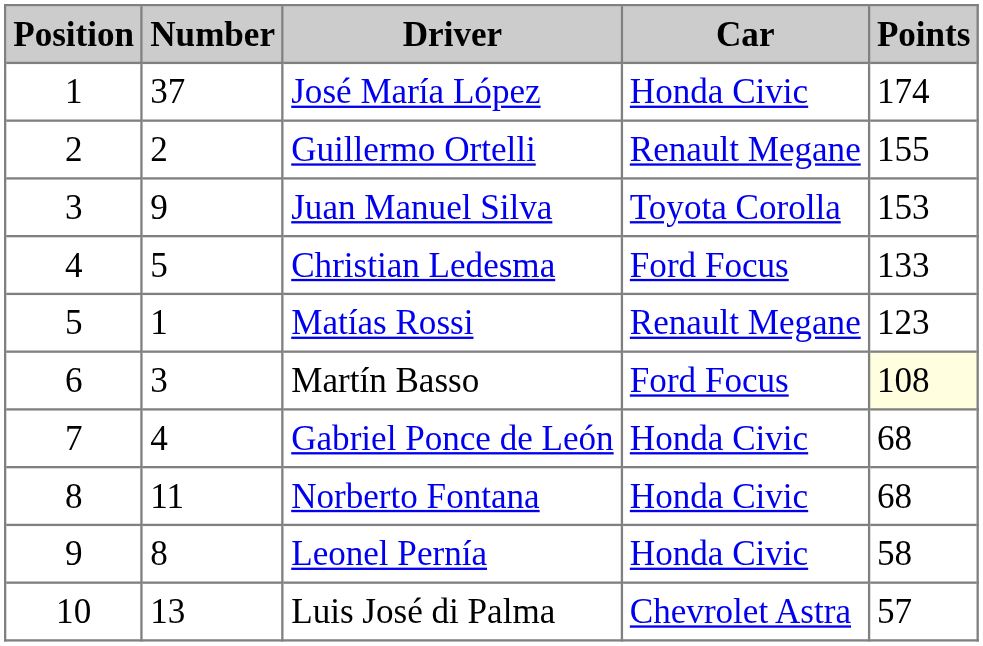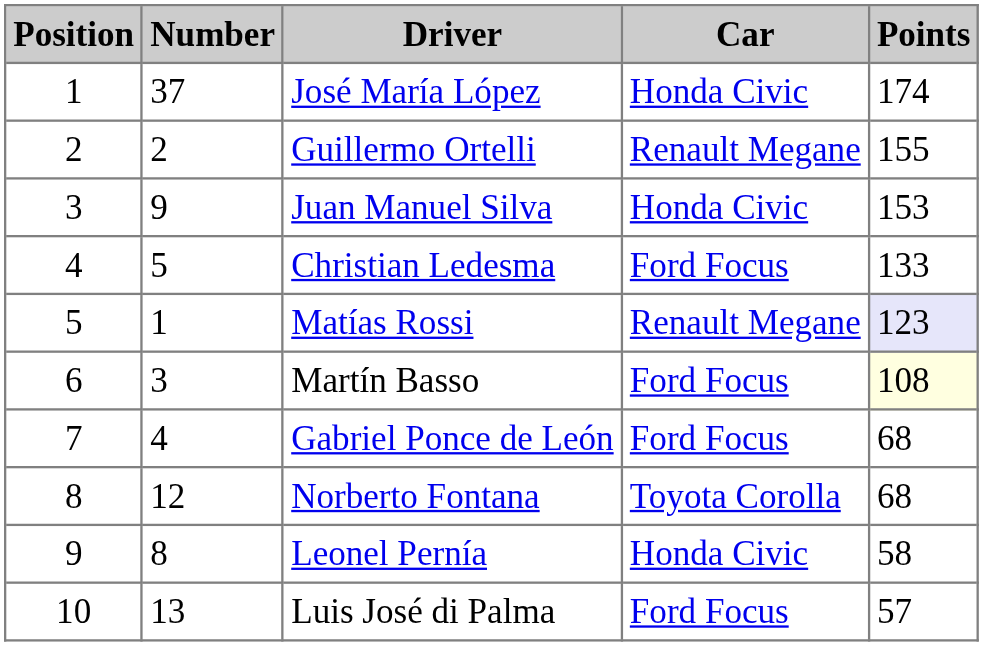(735, 206) Toyota Corolla -> (719, 206) Honda Civic
(903, 322) no background -> (903, 322) lavender background
(719, 437) Honda Civic -> (709, 437) Ford Focus
(167, 495) 11 -> (168, 495) 12
(719, 495) Honda Civic -> (735, 495) Toyota Corolla
(740, 610) Chevrolet Astra -> (709, 610) Ford Focus
